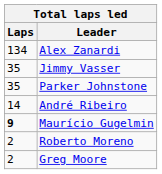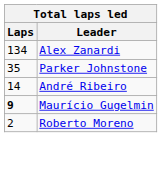- row: (80, 68)
- row: (73, 159)
